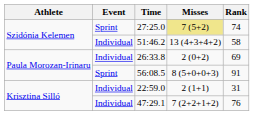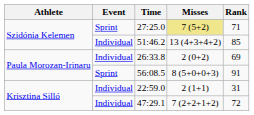(236, 27) 74 -> (236, 27) 71
(236, 42) 58 -> (236, 42) 85
(236, 103) 76 -> (236, 103) 72
